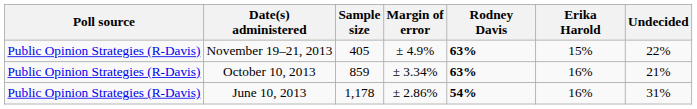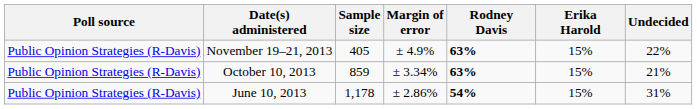(580, 72) 16% -> (580, 72) 15%
(580, 93) 16% -> (580, 93) 15%
